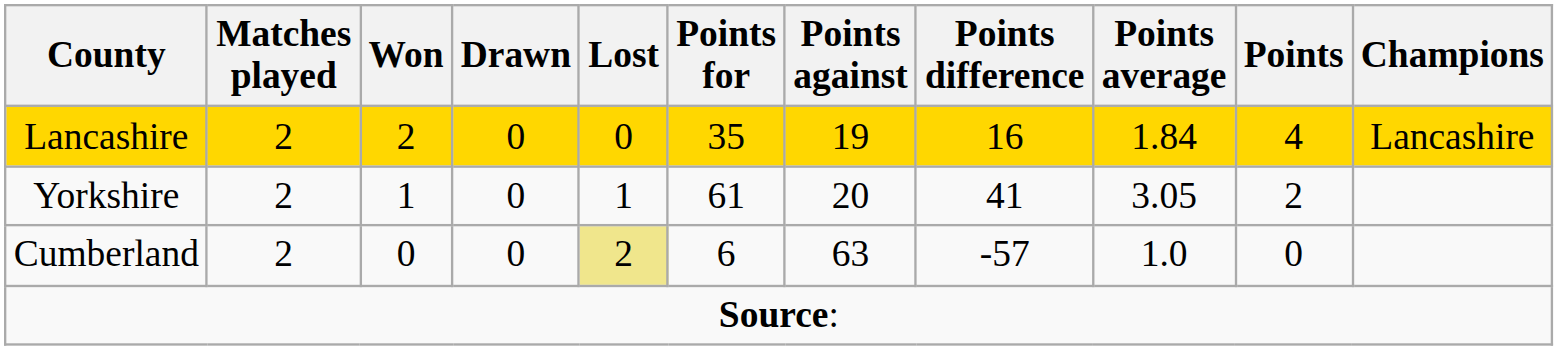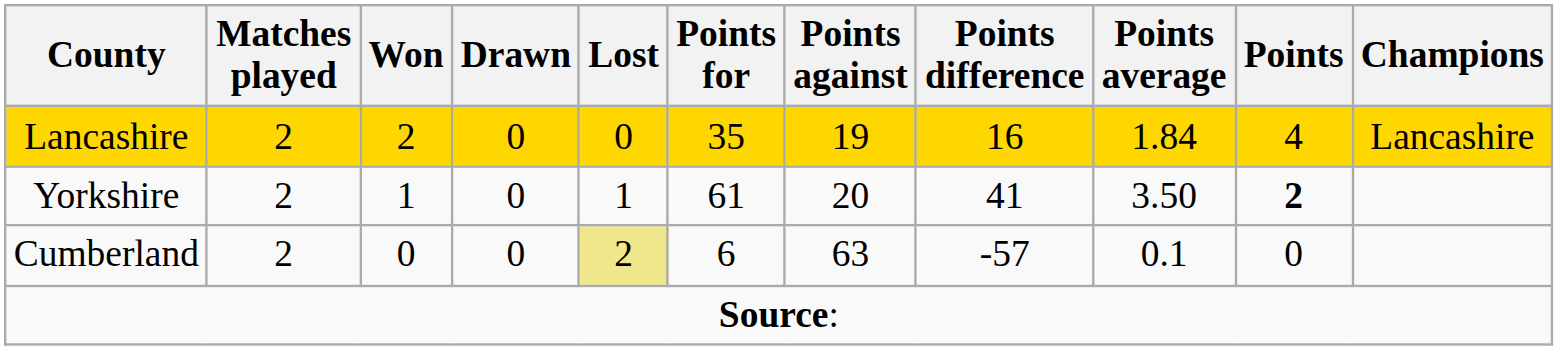(1164, 195) 3.05 -> (1164, 195) 3.50
(1294, 195) normal -> (1294, 195) bold
(1164, 254) 1.0 -> (1164, 254) 0.1
